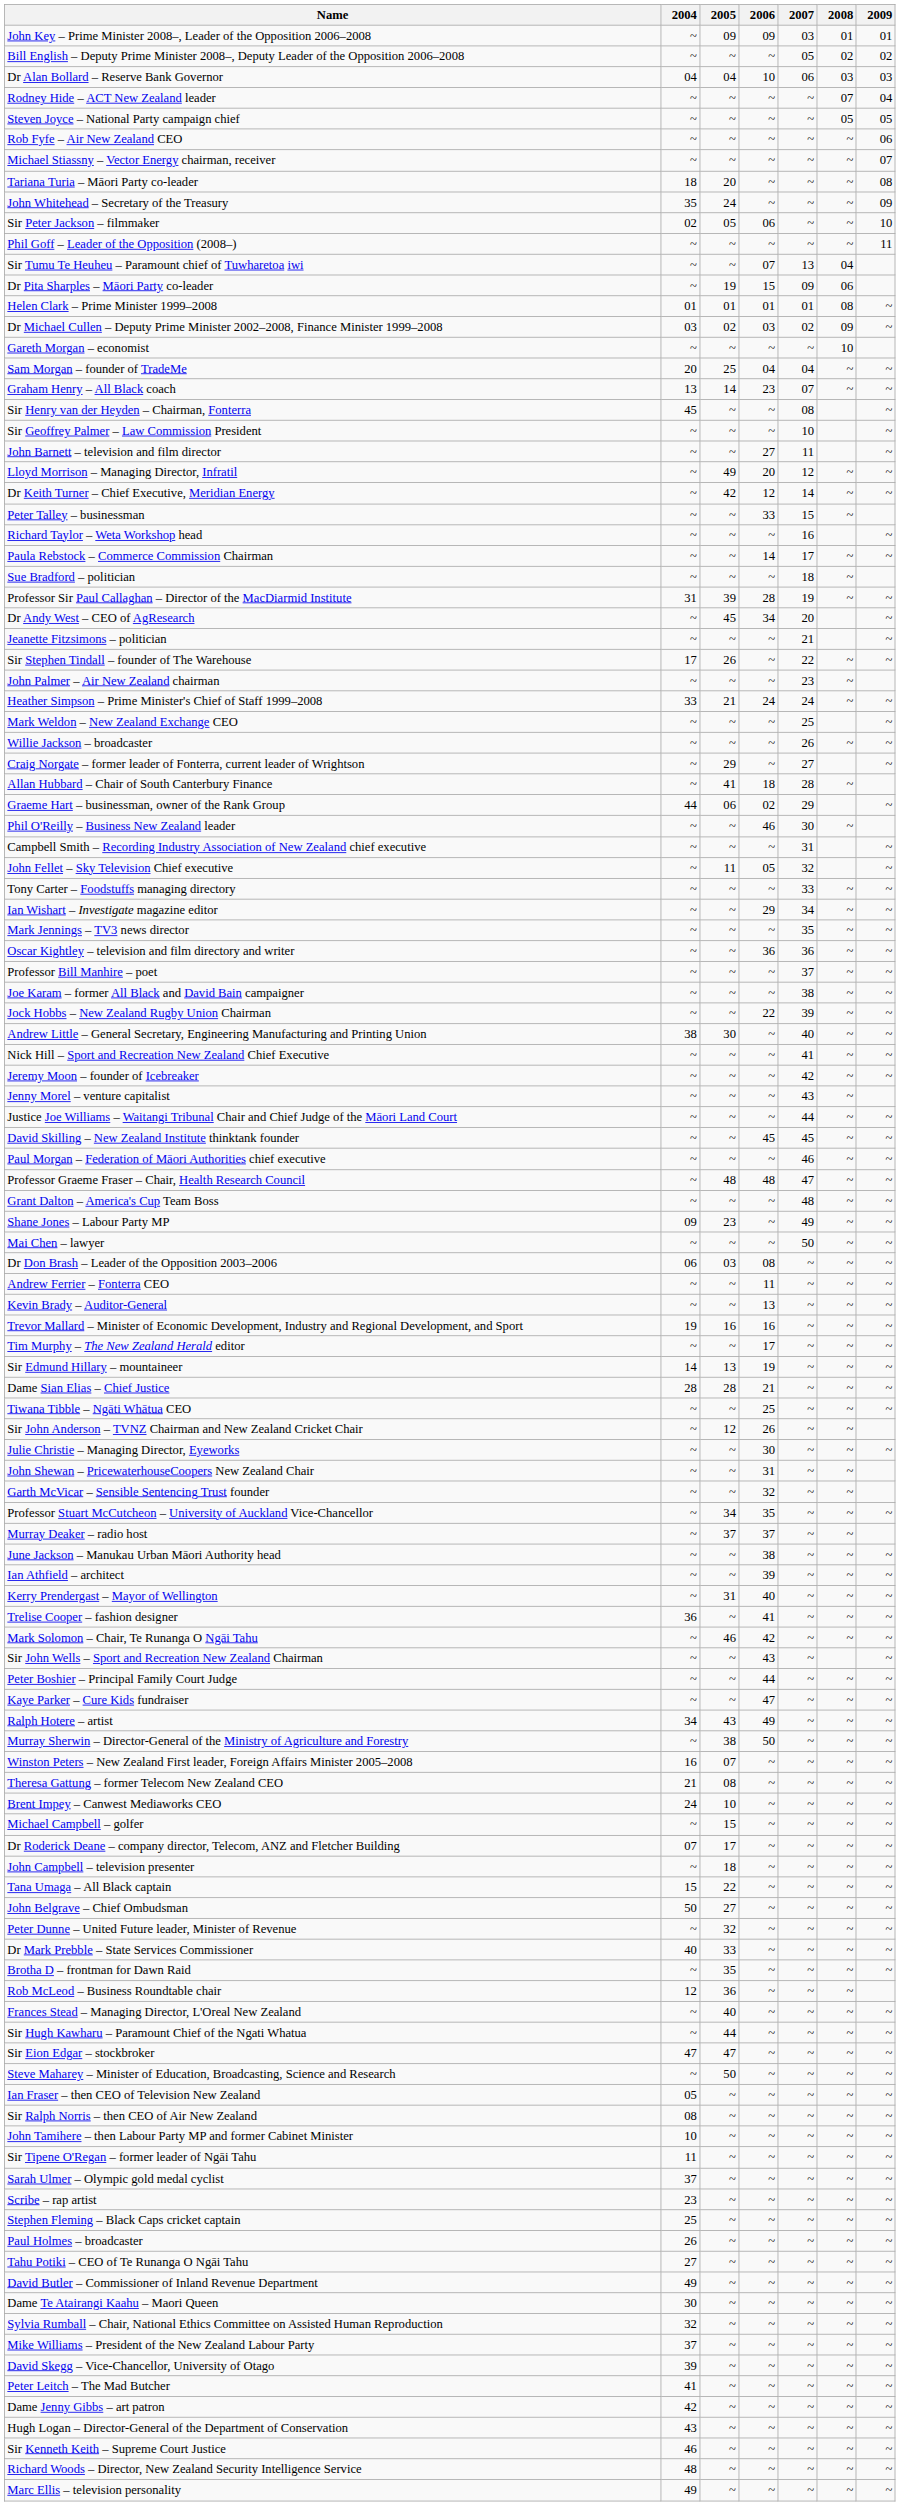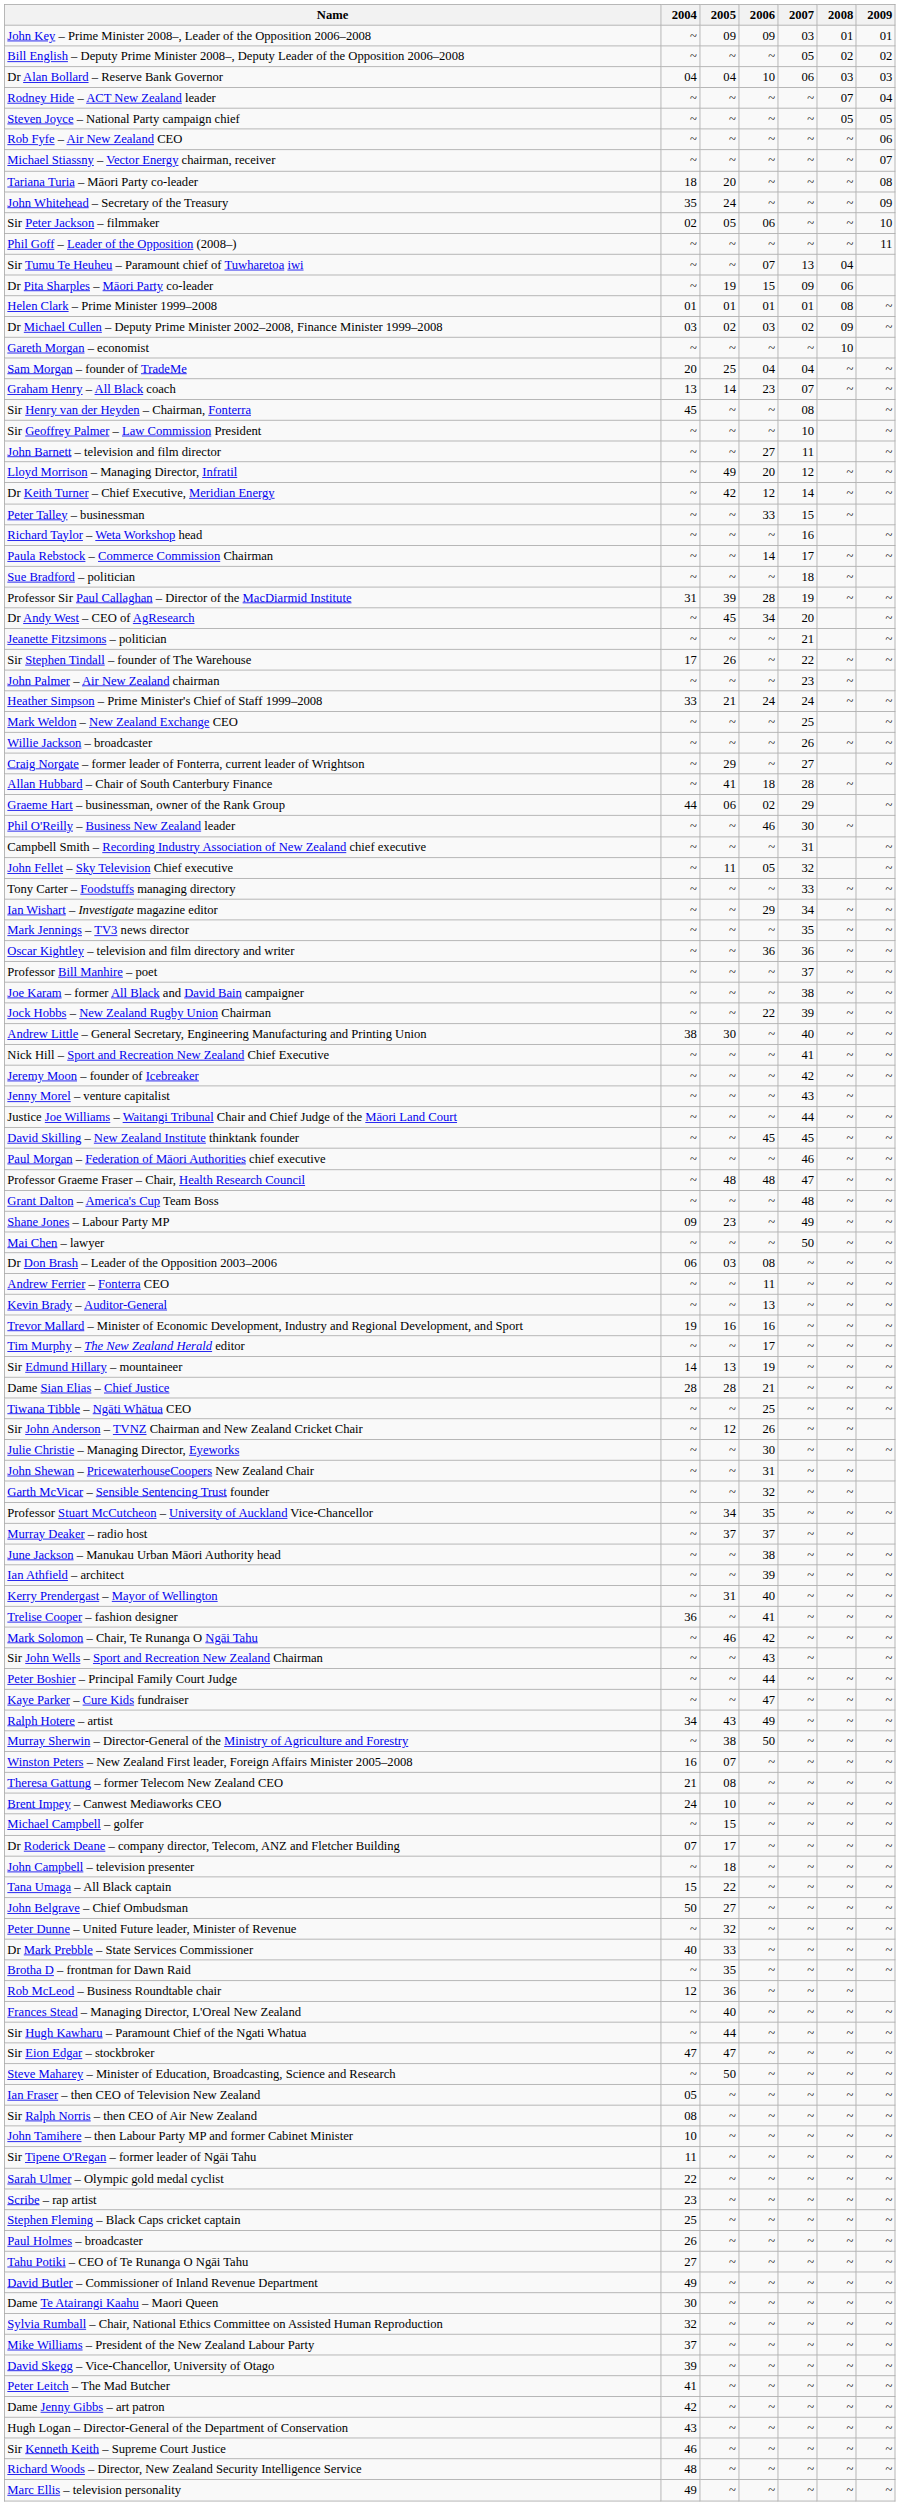(691, 2178) 37 -> (691, 2178) 22
